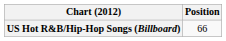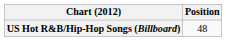(202, 28) 66 -> (202, 28) 48
